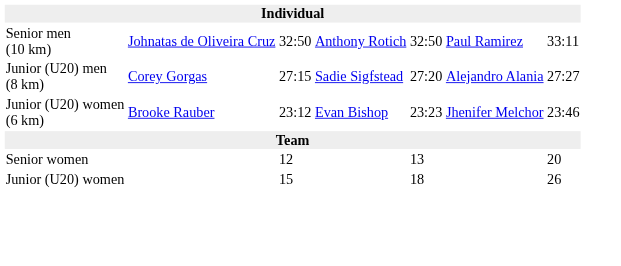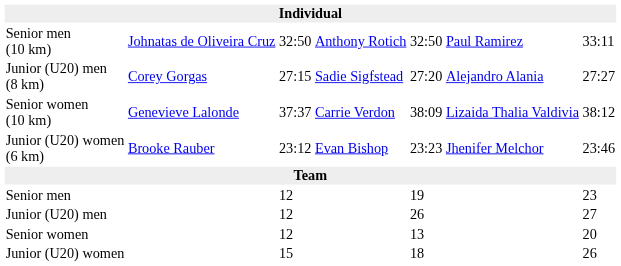+ row: (47, 112)
+ row: (38, 195)
+ row: (56, 214)
